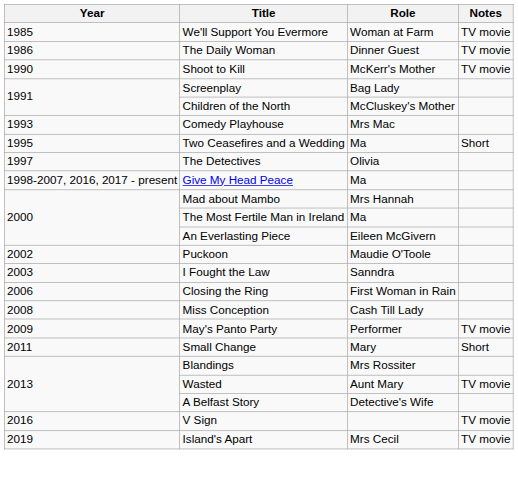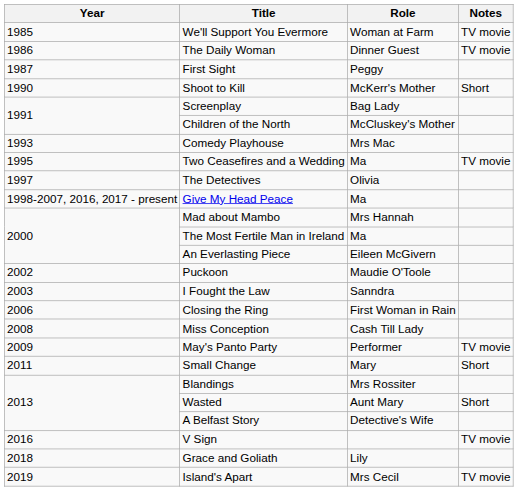+ row: (209, 69)
(486, 69) TV movie -> (475, 87) Short
(475, 143) Short -> (486, 161) TV movie
(486, 384) TV movie -> (475, 402) Short
+ row: (230, 458)
